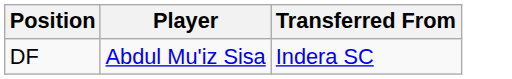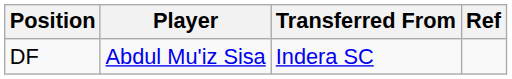+ column: (484, 21)
